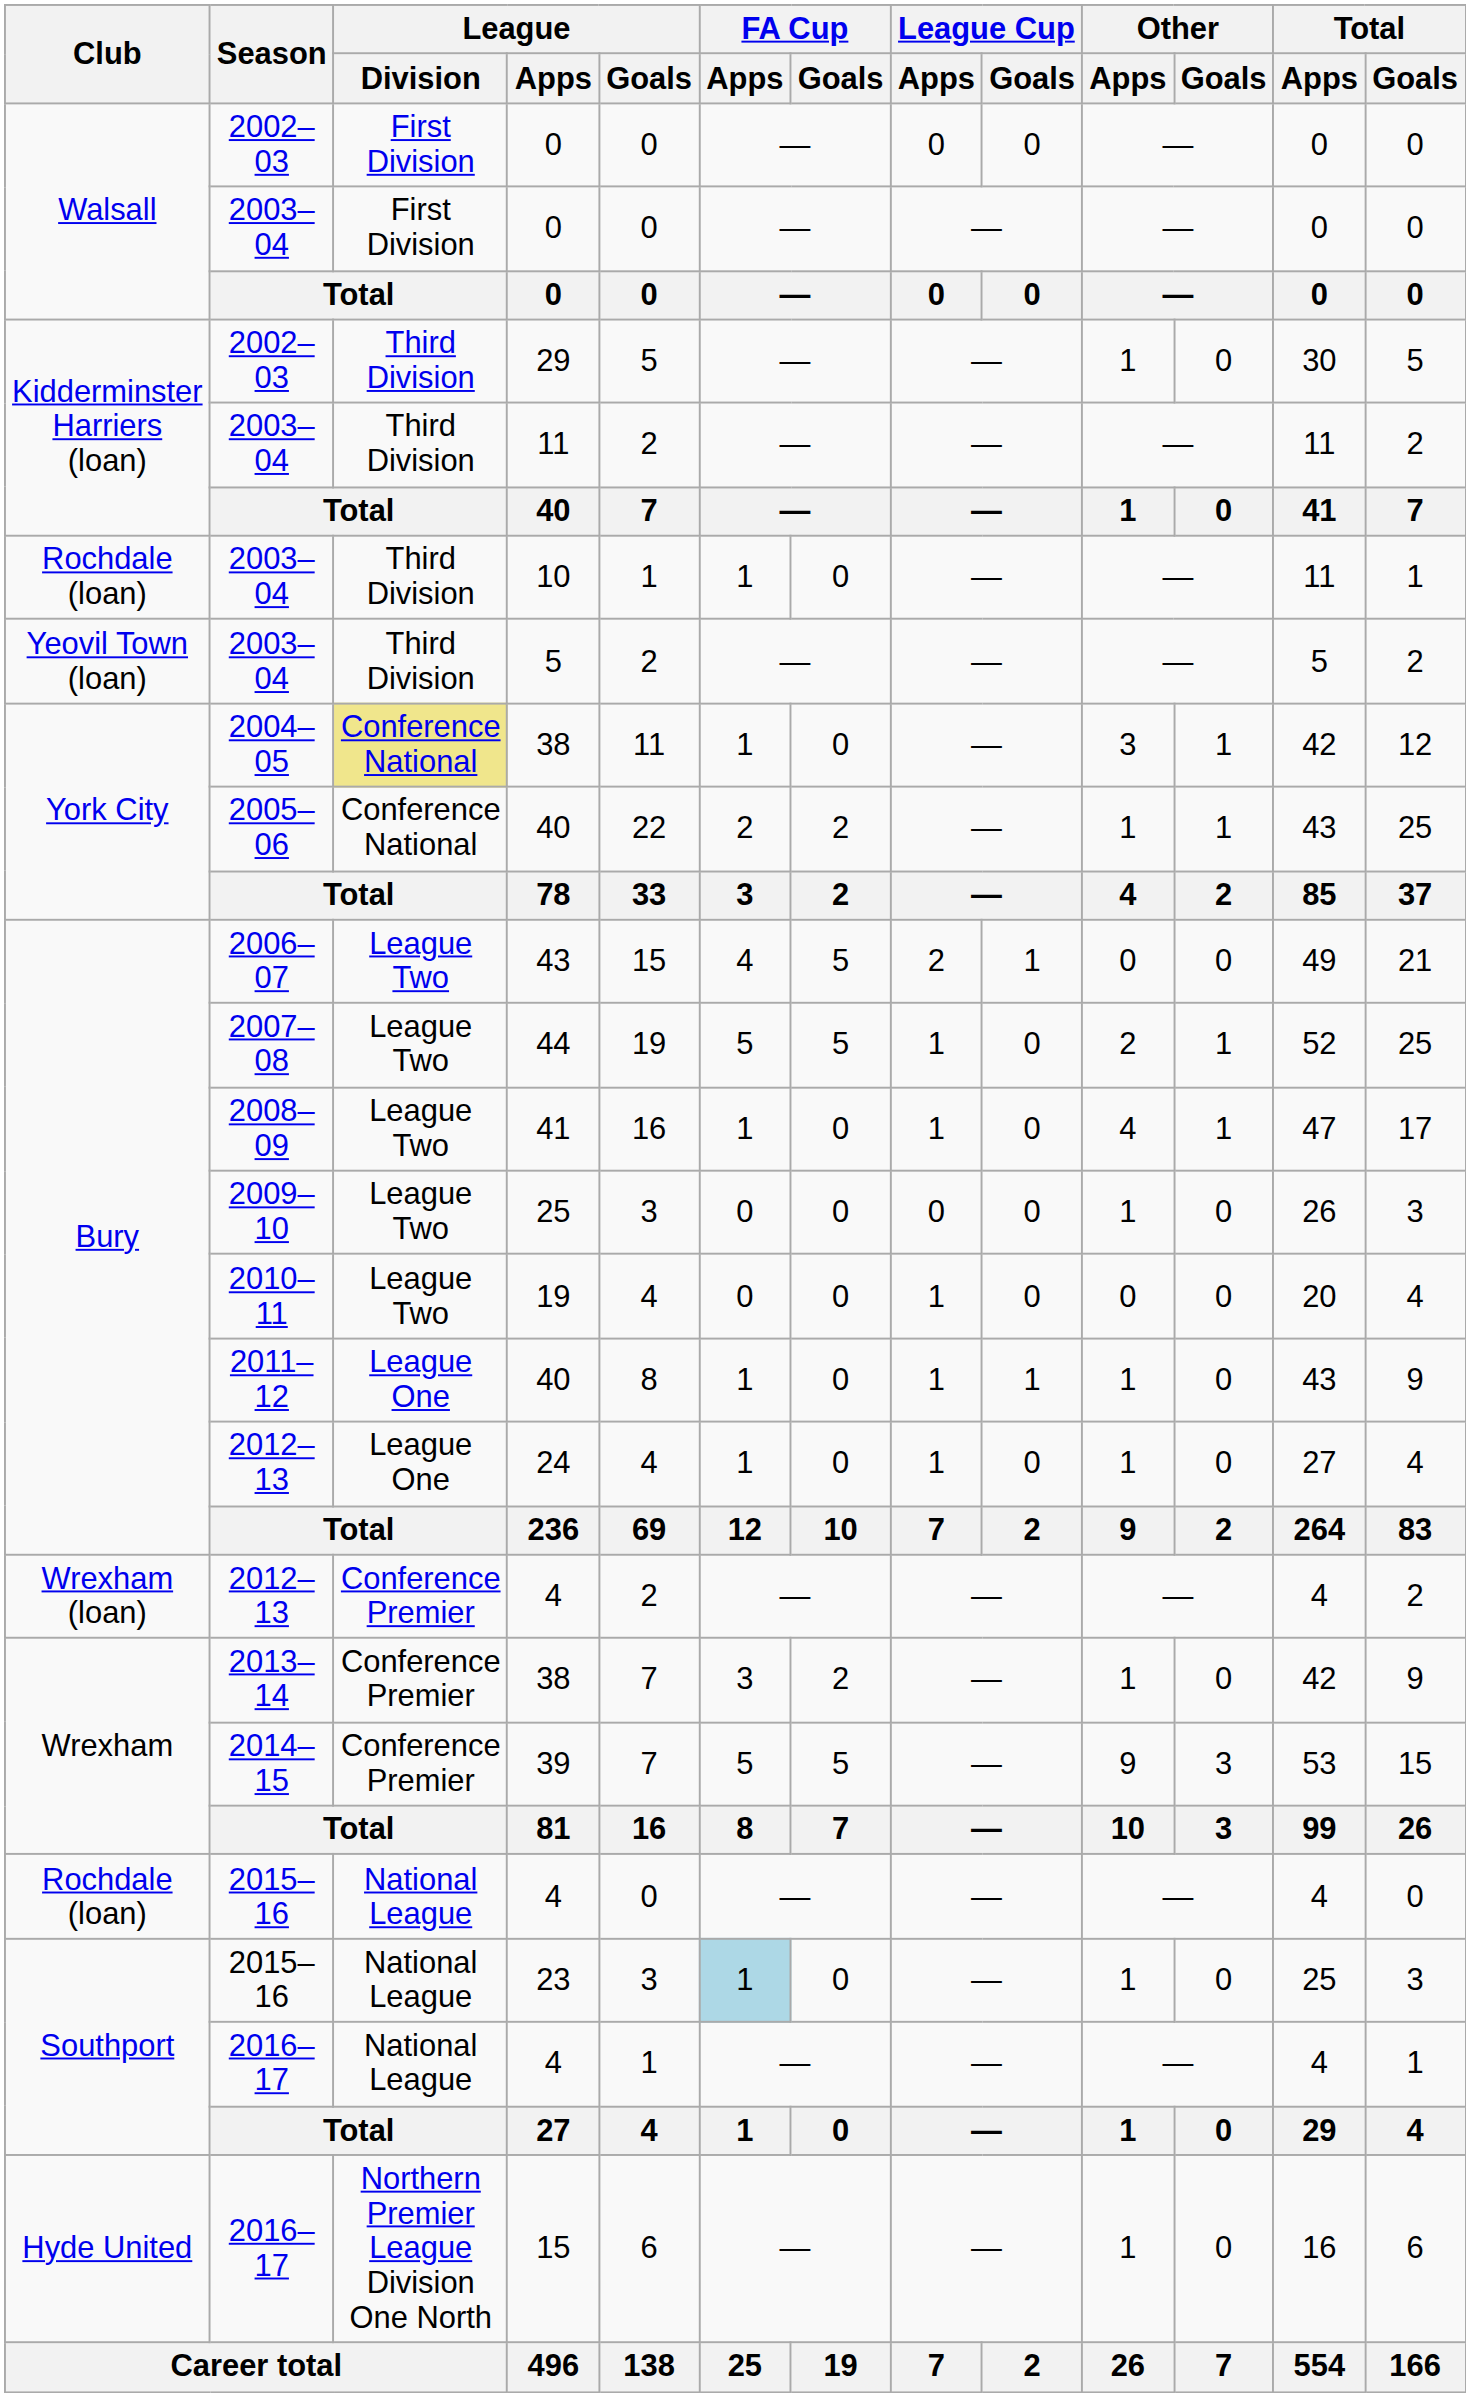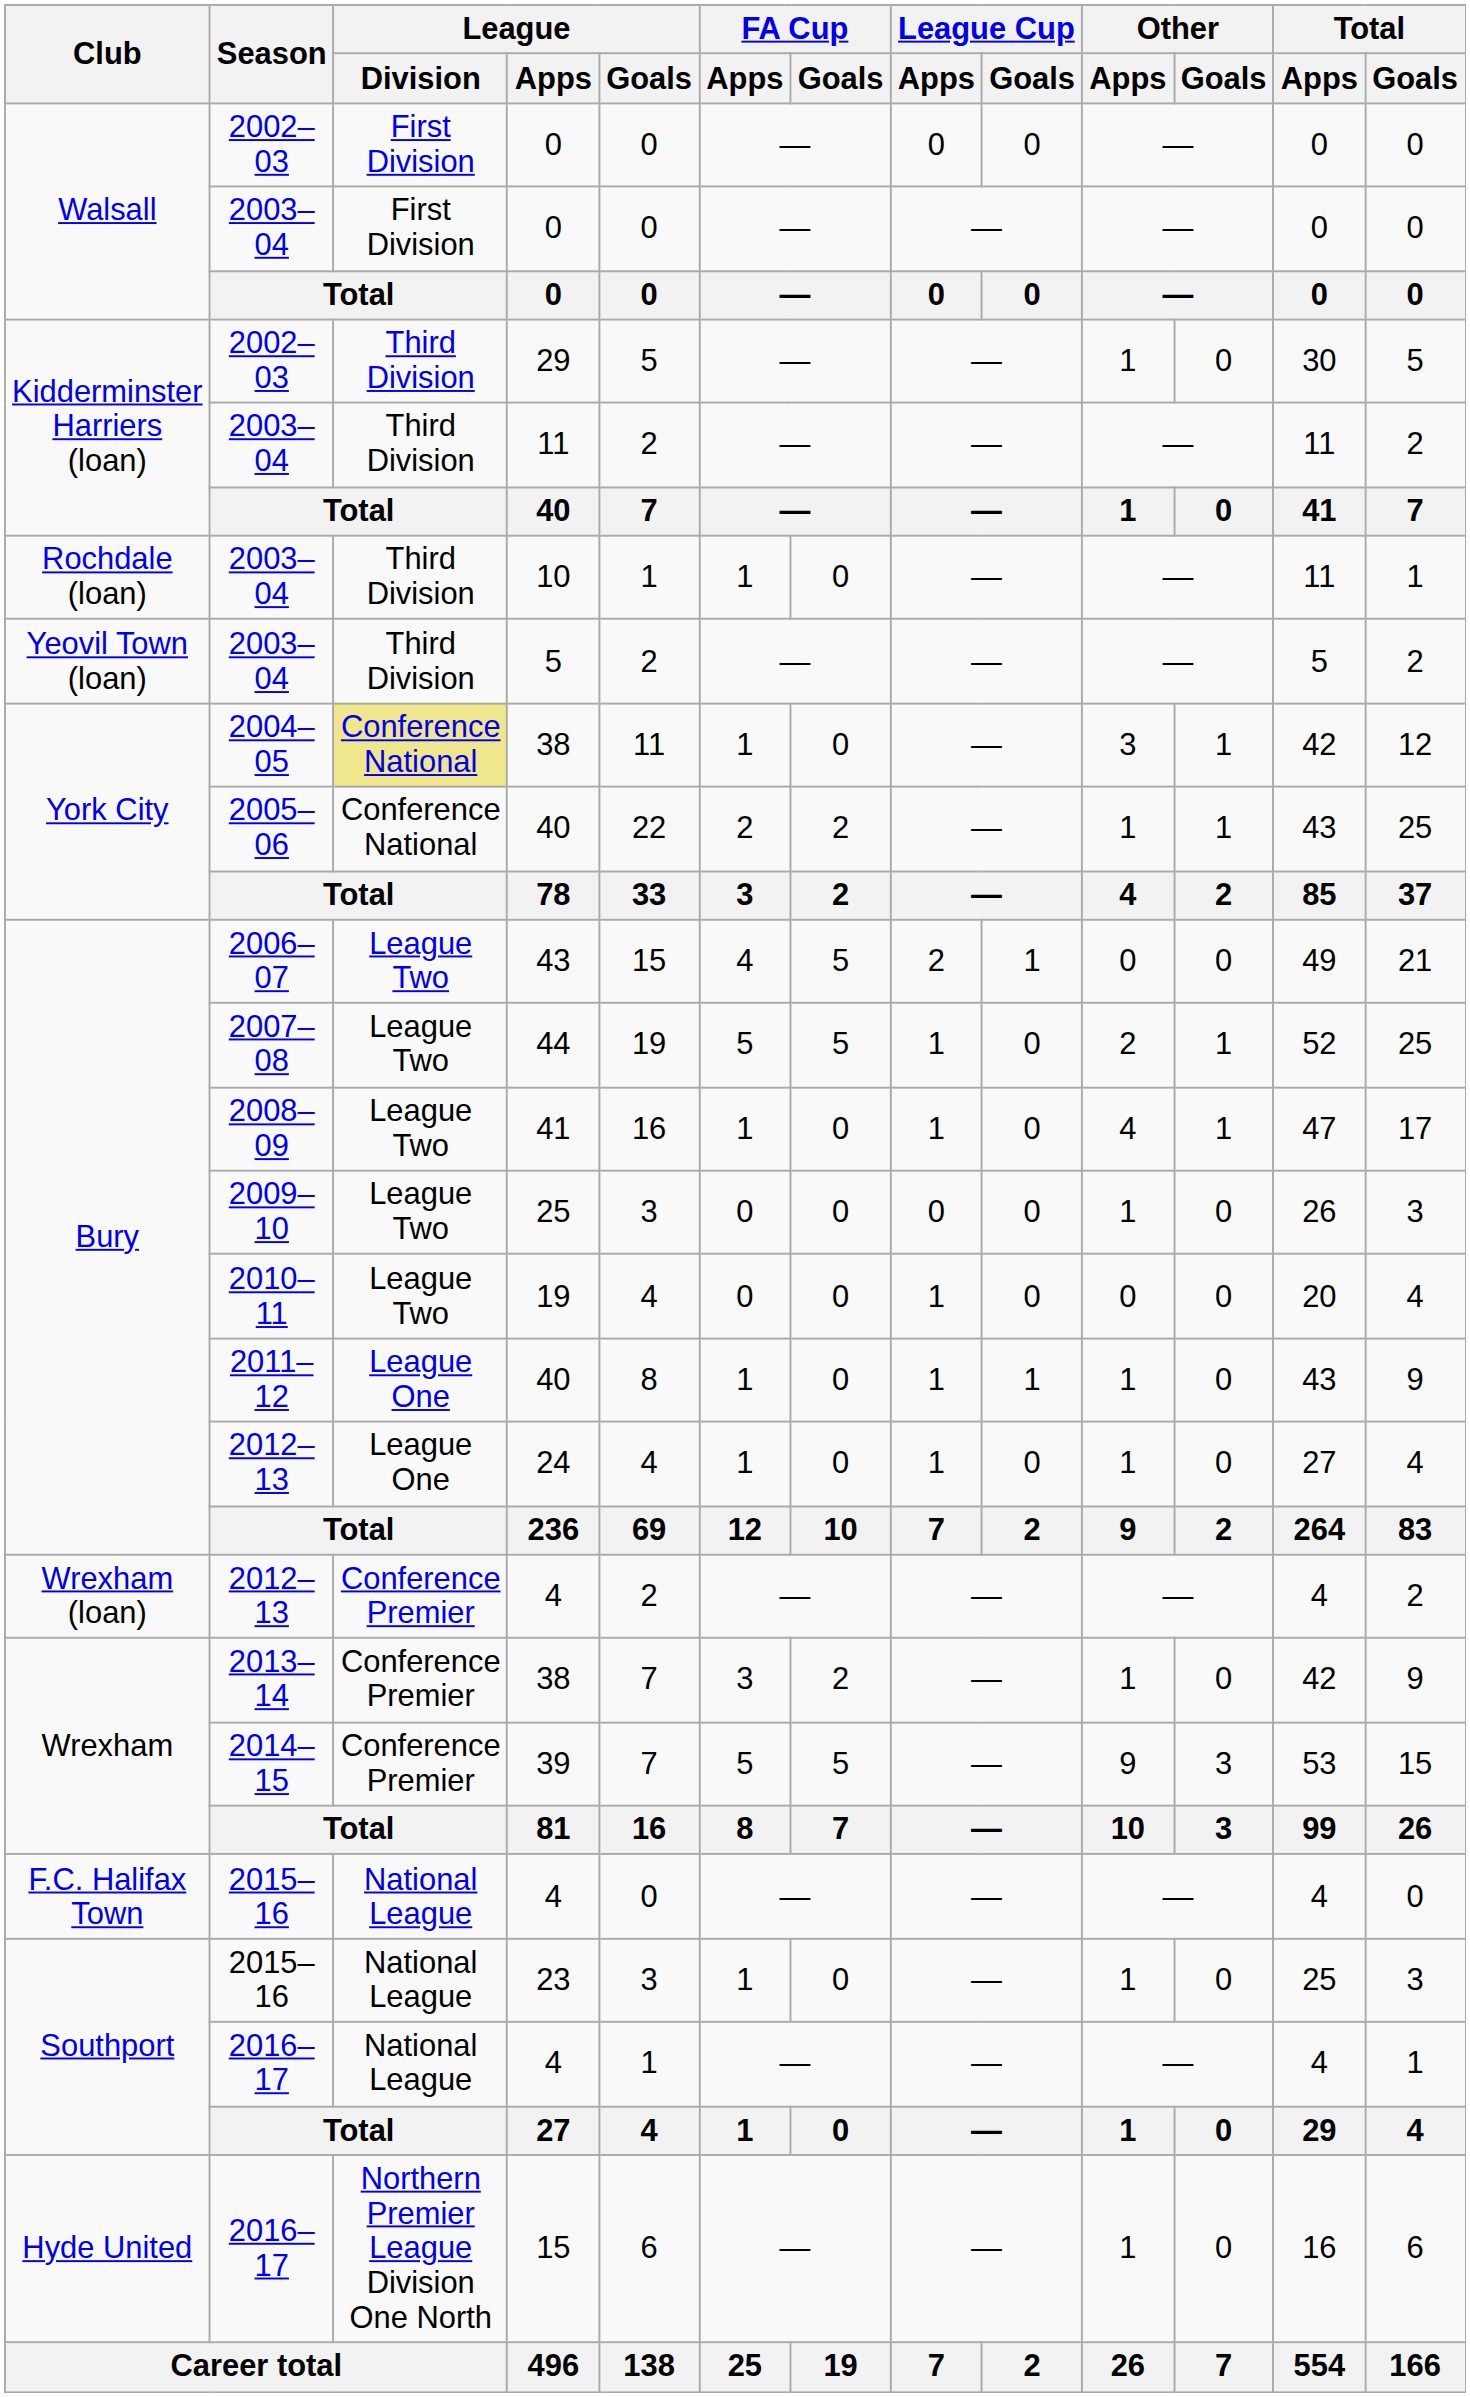(107, 1896) Rochdale (loan) -> (107, 1896) F.C. Halifax Town
(745, 1979) lightblue background -> (745, 1979) no background
